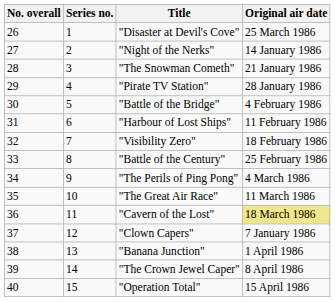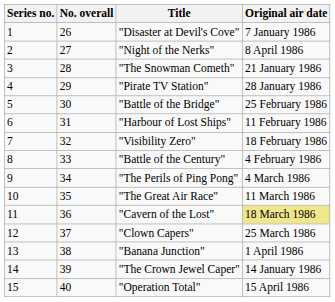columns swapped: (34, 13) <-> (90, 13)
(280, 31) 25 March 1986 -> (280, 31) 7 January 1986
(283, 50) 14 January 1986 -> (274, 50) 8 April 1986
(283, 104) 4 February 1986 -> (286, 104) 25 February 1986
(286, 159) 25 February 1986 -> (283, 159) 4 February 1986
(280, 232) 7 January 1986 -> (280, 232) 25 March 1986
(274, 269) 8 April 1986 -> (283, 269) 14 January 1986
